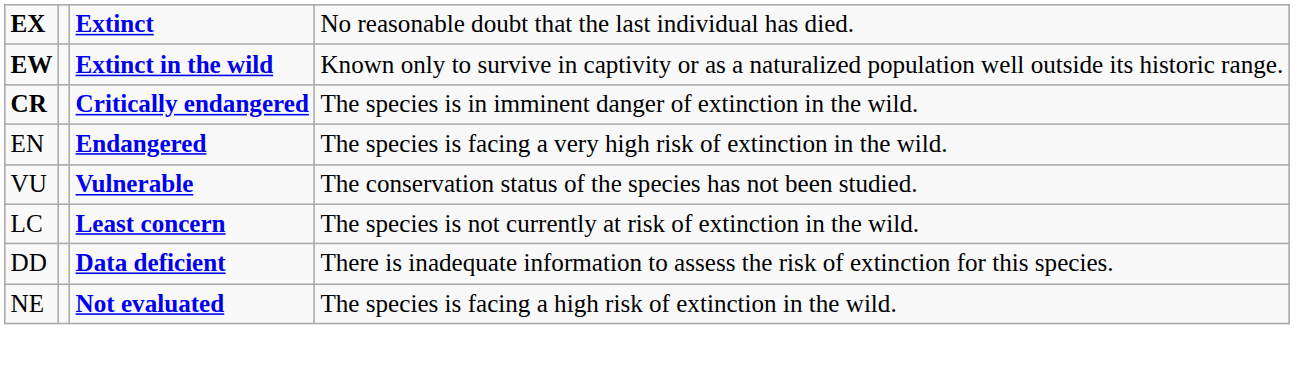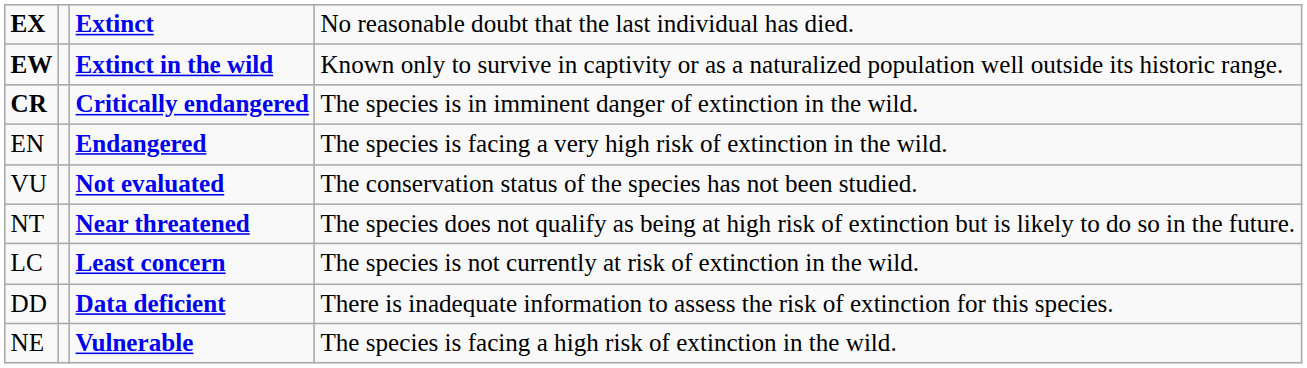(134, 183) Vulnerable -> (150, 183) Not evaluated
+ row: (27, 223)
(150, 303) Not evaluated -> (134, 343) Vulnerable
